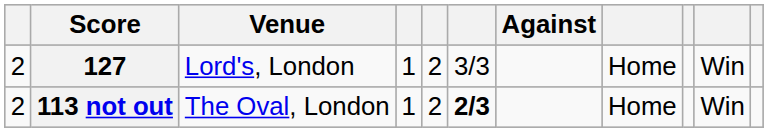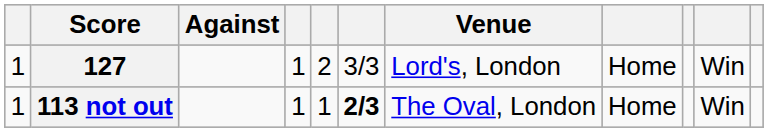columns swapped: (549, 24) <-> (287, 24)
(18, 65) 2 -> (18, 65) 1
(18, 106) 2 -> (18, 106) 1
(435, 106) 2 -> (325, 106) 1
